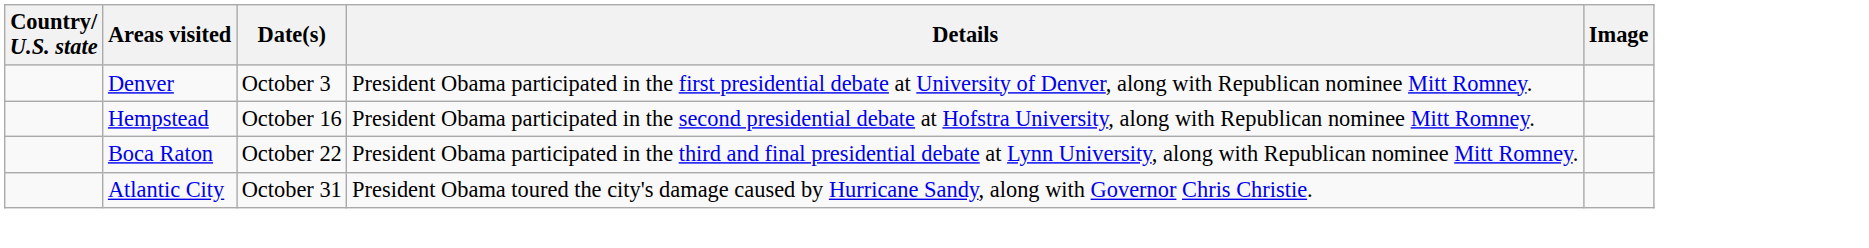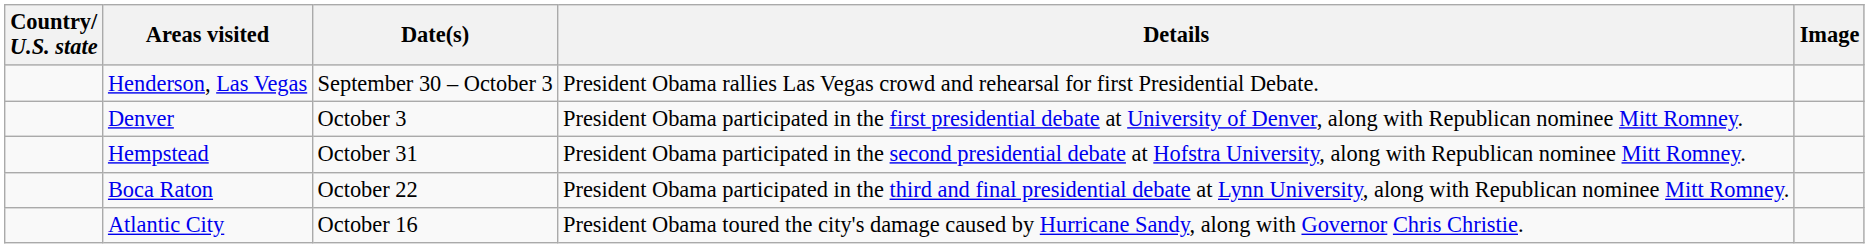+ row: (208, 82)
(292, 118) October 16 -> (368, 154) October 31
(292, 189) October 31 -> (368, 225) October 16
